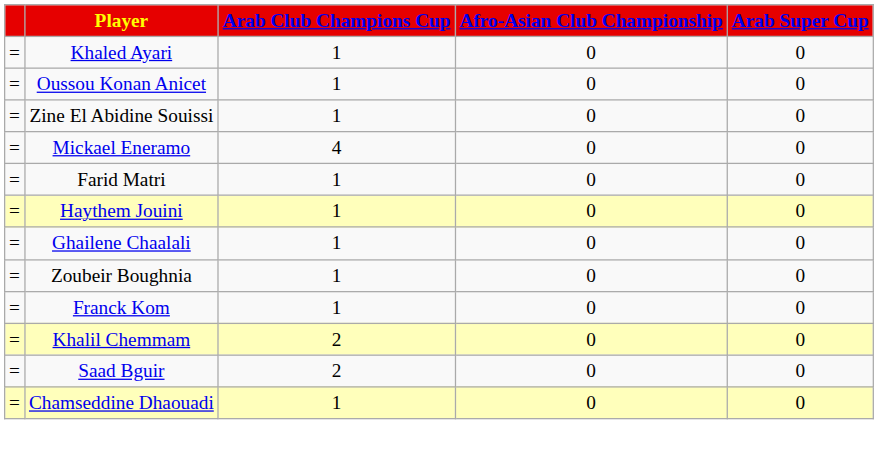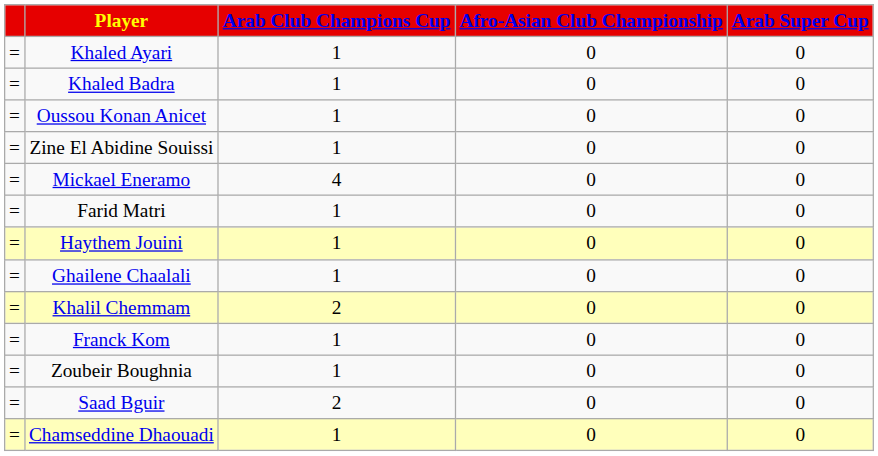+ row: (121, 84)
rows swapped: (121, 338) <-> (121, 275)
